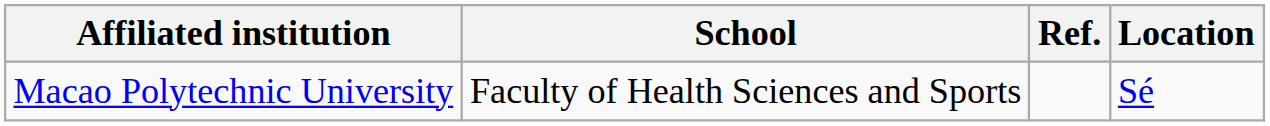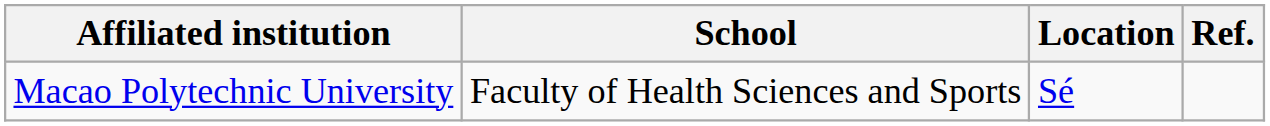columns swapped: (1186, 33) <-> (1070, 33)
